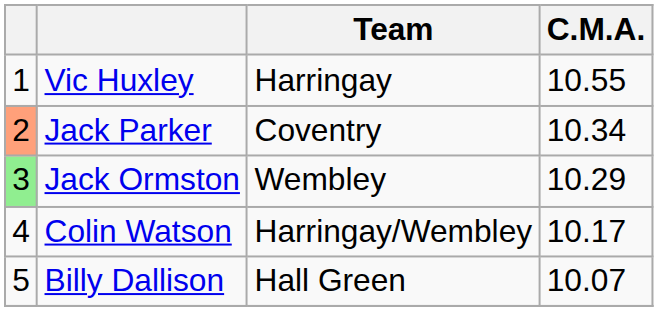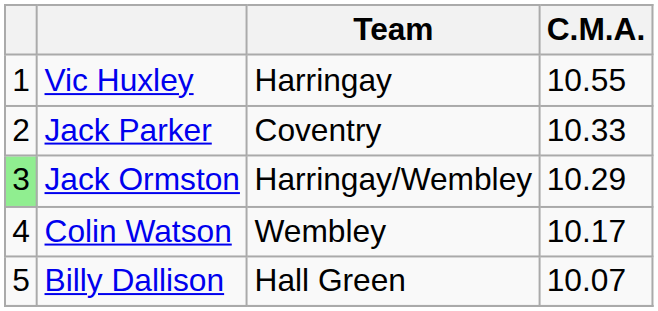(21, 130) lightsalmon background -> (21, 130) no background
(586, 130) 10.34 -> (586, 130) 10.33
(320, 180) Wembley -> (393, 180) Harringay/Wembley
(393, 230) Harringay/Wembley -> (320, 230) Wembley
